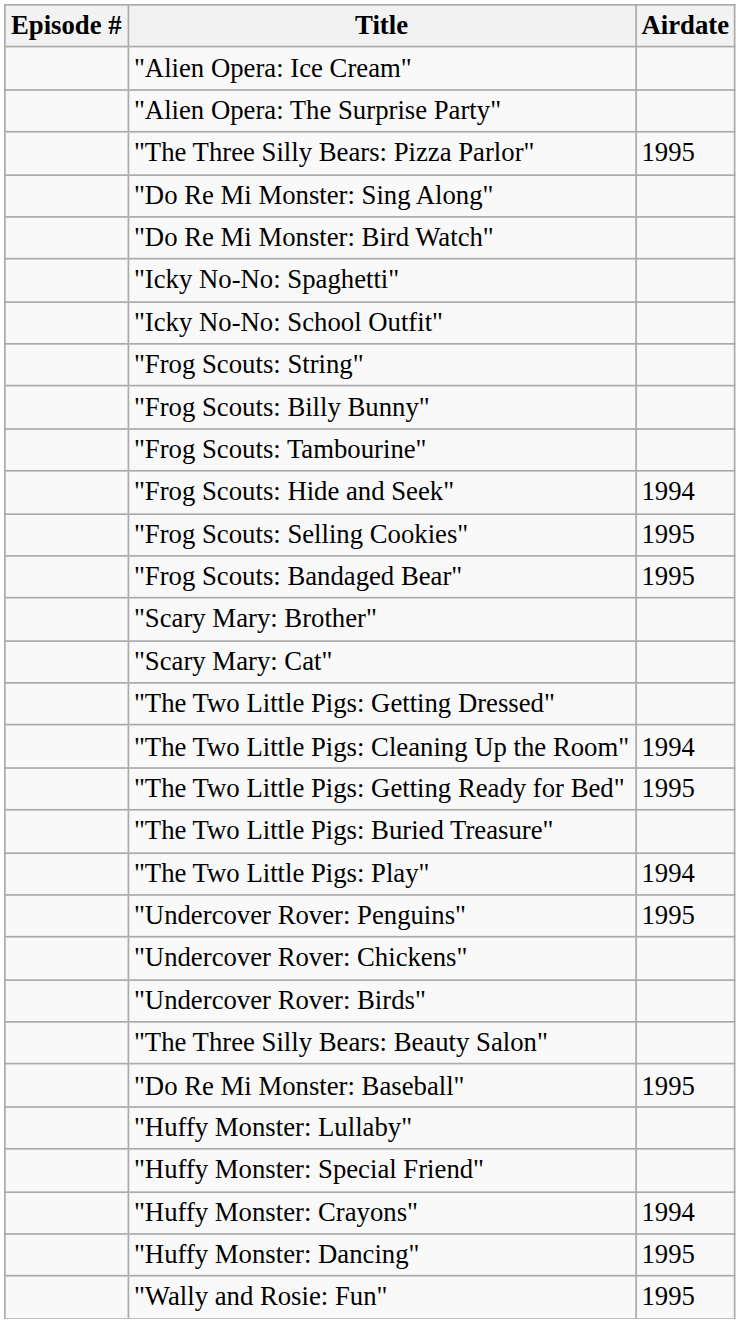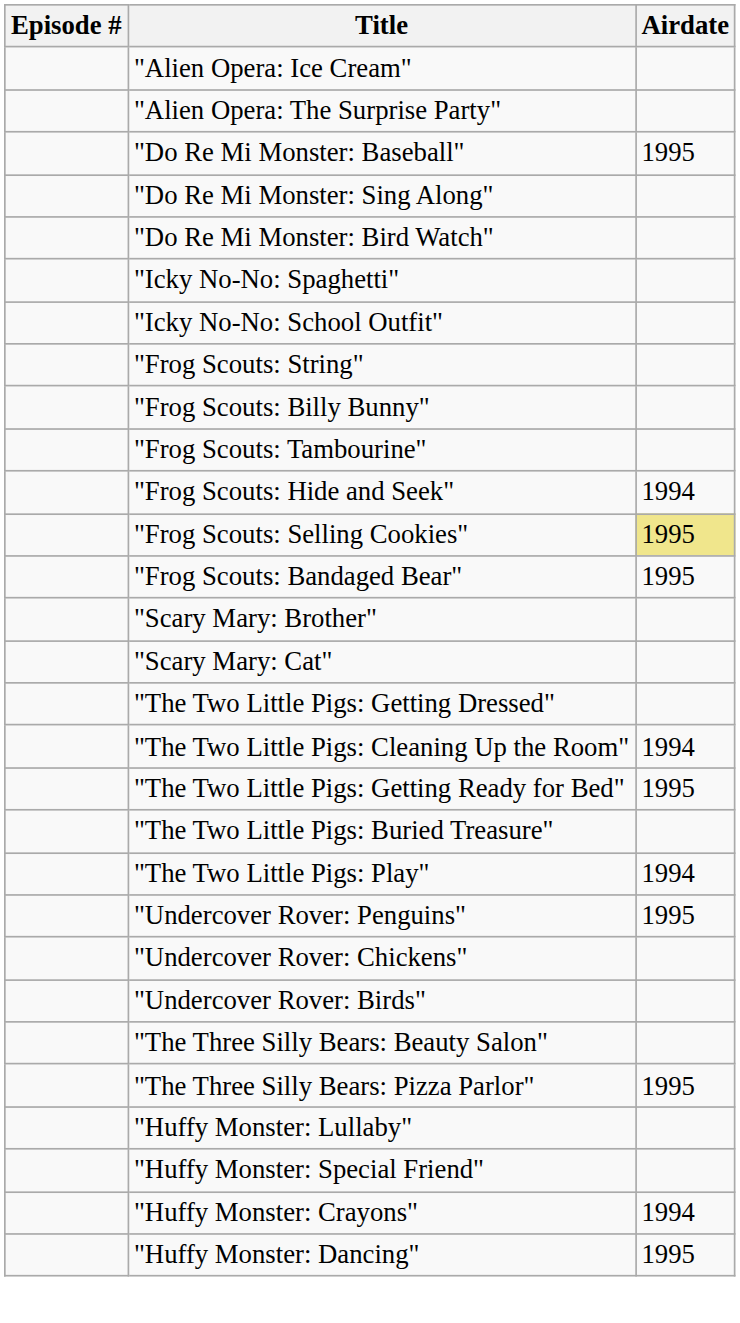rows swapped: (299, 1085) <-> (334, 152)
(668, 534) no background -> (668, 534) khaki background
- row: (261, 1296)
